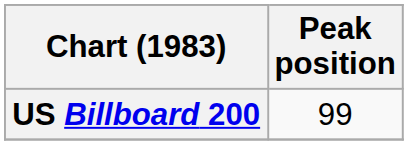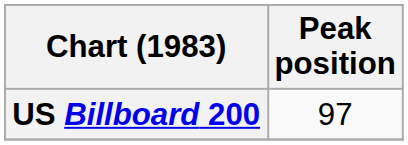(335, 113) 99 -> (335, 113) 97
